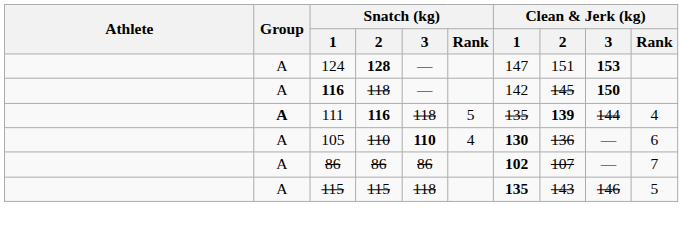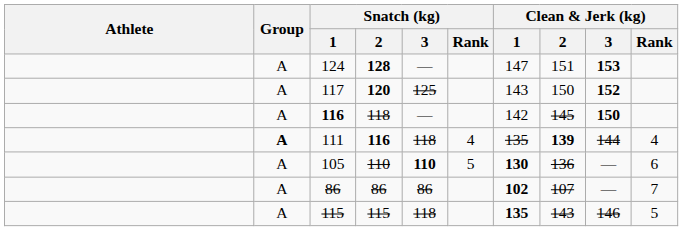+ row: (333, 90)
(471, 115) 5 -> (471, 139) 4
(471, 139) 4 -> (471, 164) 5
